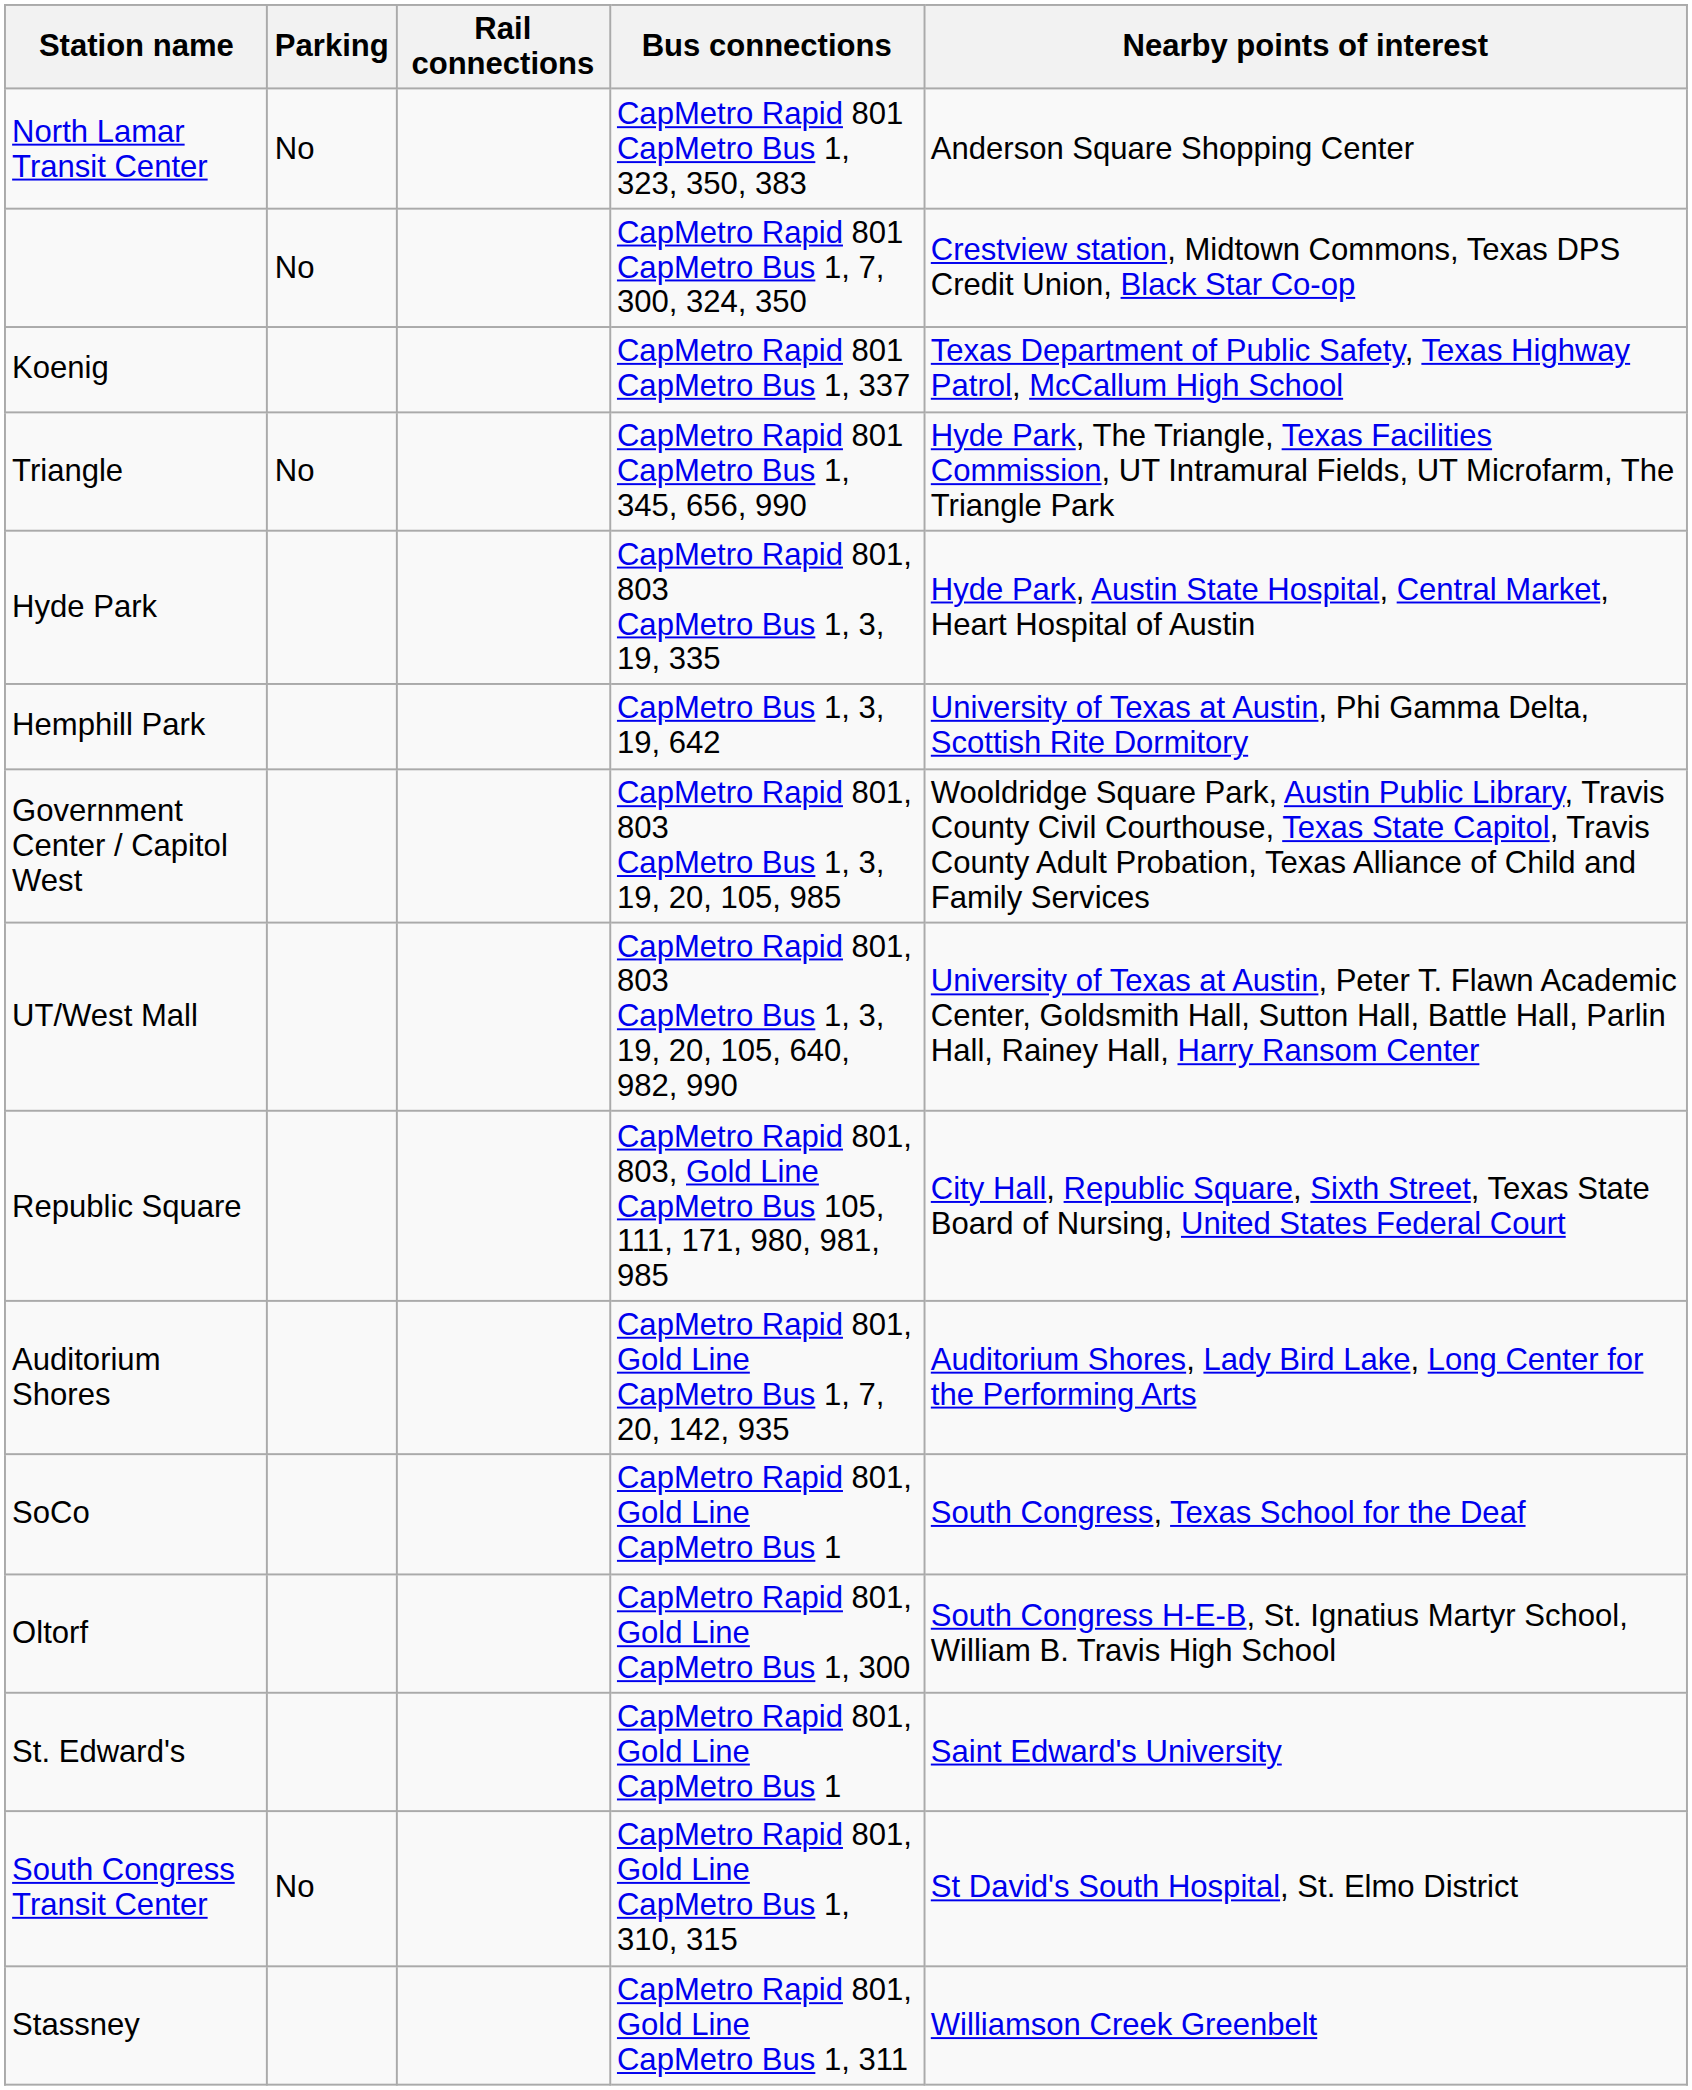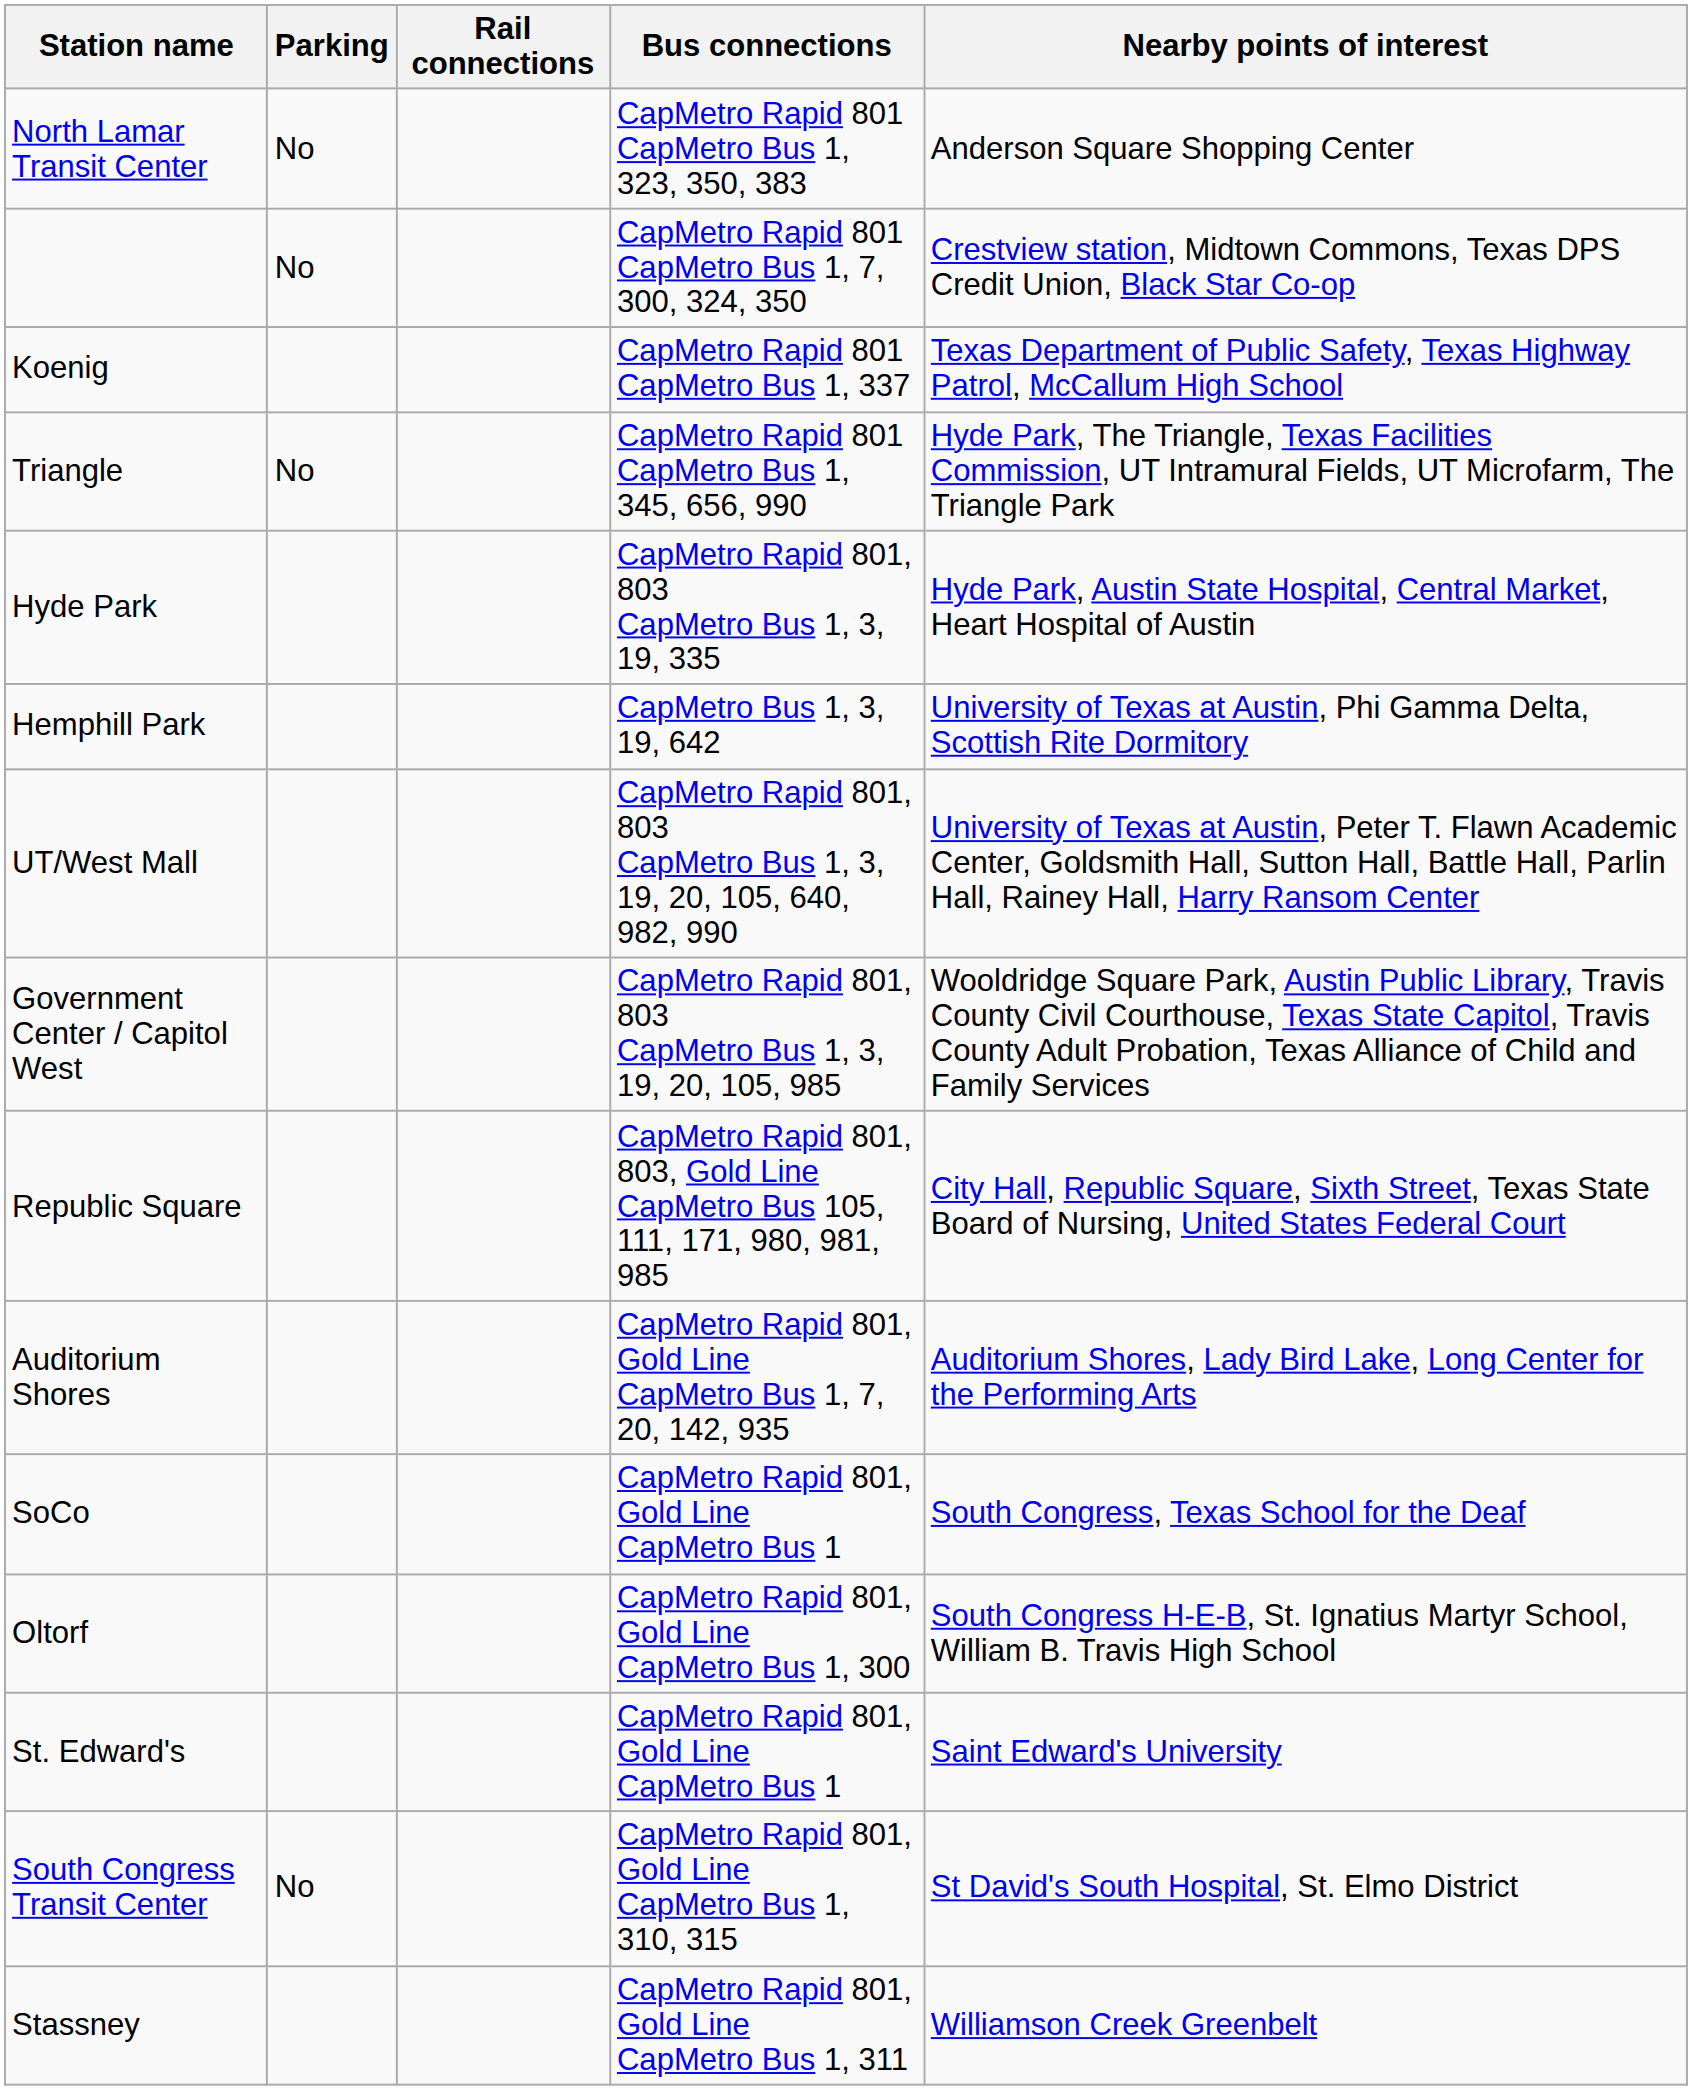rows swapped: (105, 1016) <-> (120, 845)
